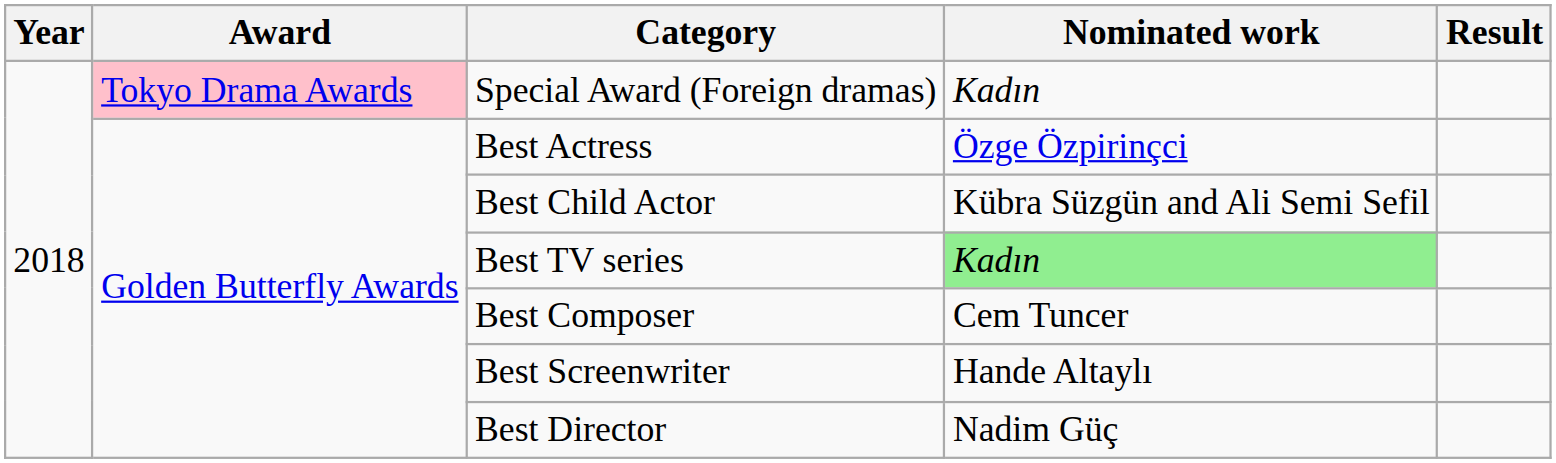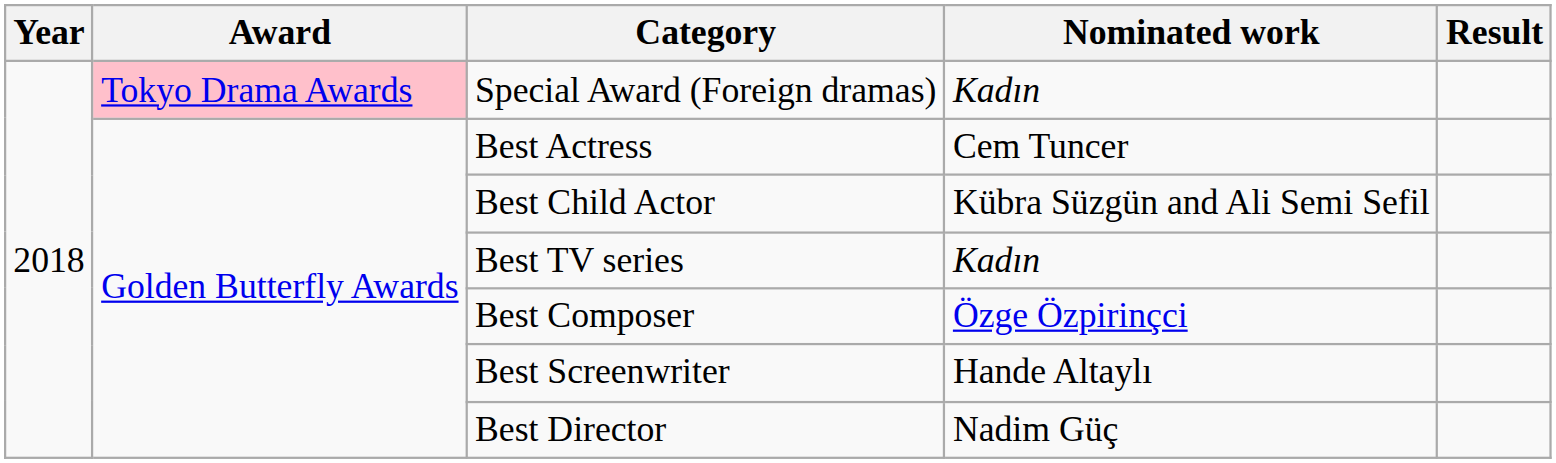(1070, 145) Özge Özpirinçci -> (1041, 145) Cem Tuncer
(997, 259) lightgreen background -> (997, 259) no background
(1041, 315) Cem Tuncer -> (1070, 315) Özge Özpirinçci
